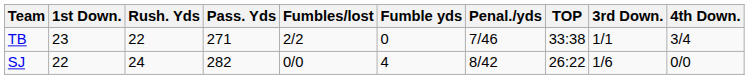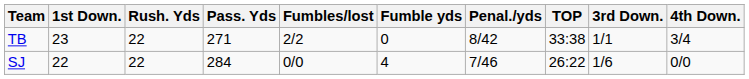(483, 39) 7/46 -> (483, 39) 8/42
(136, 62) 24 -> (136, 62) 22
(219, 62) 282 -> (219, 62) 284
(483, 62) 8/42 -> (483, 62) 7/46
